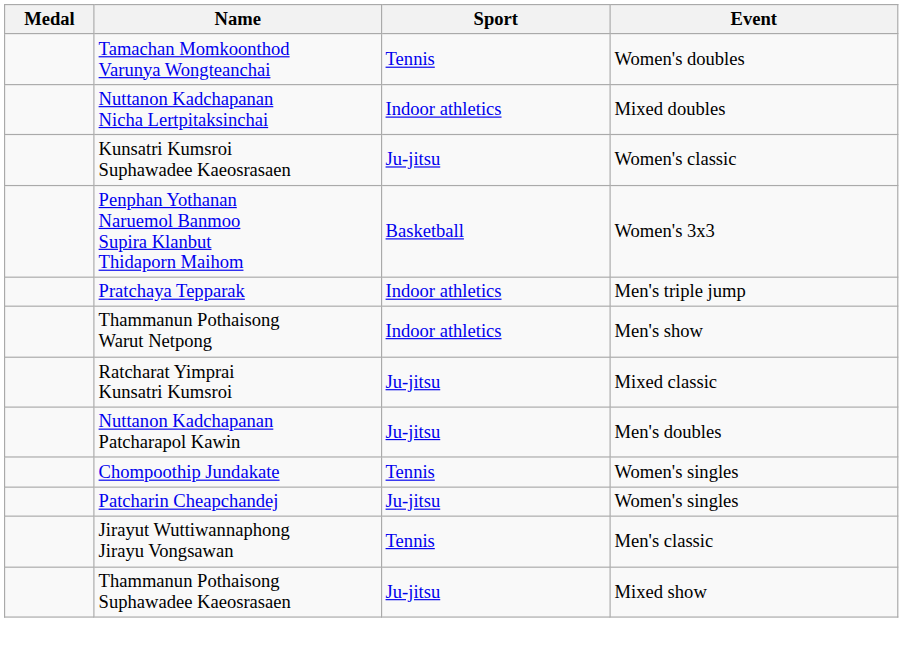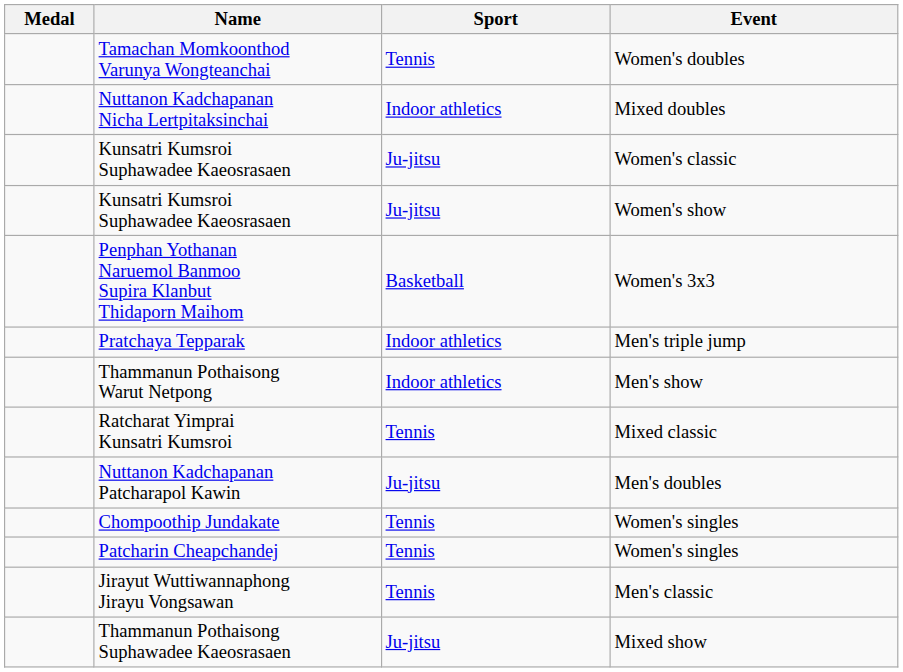+ row: (195, 210)
(413, 381) Ju-jitsu -> (410, 432) Tennis
(413, 501) Ju-jitsu -> (410, 551) Tennis
